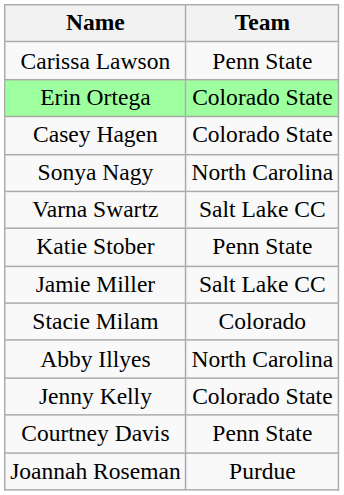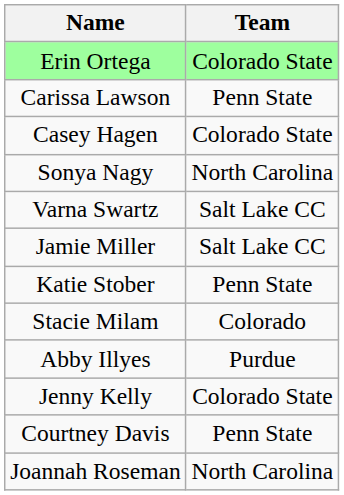rows swapped: (95, 97) <-> (95, 60)
rows swapped: (95, 284) <-> (95, 246)
(262, 358) North Carolina -> (262, 358) Purdue
(262, 470) Purdue -> (262, 470) North Carolina
